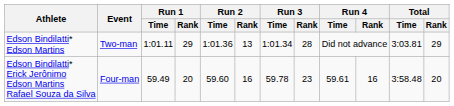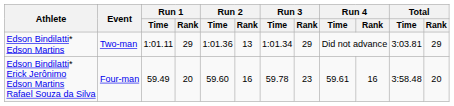(307, 45) 28 -> (307, 45) 29
